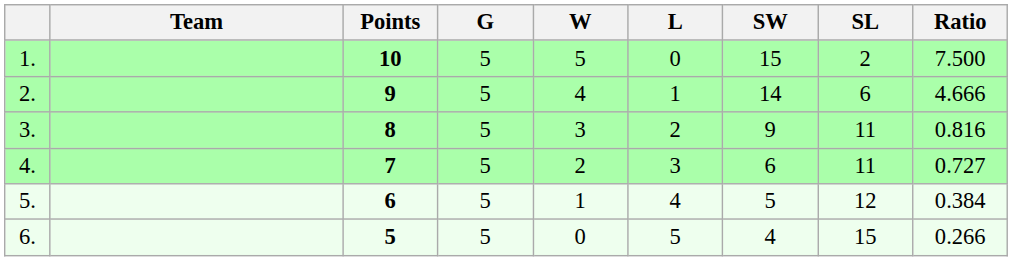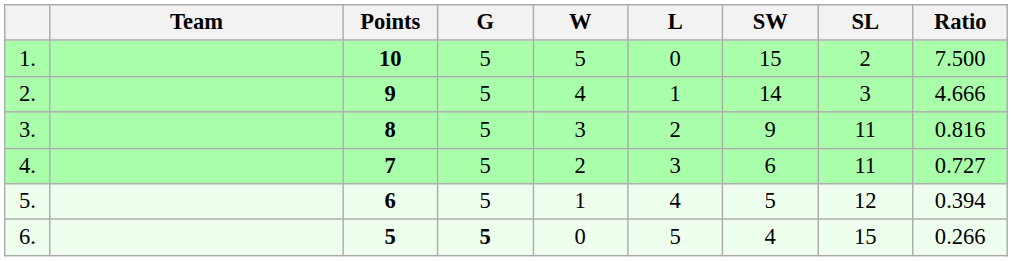(865, 93) 6 -> (865, 93) 3
(960, 201) 0.384 -> (960, 201) 0.394
(485, 237) normal -> (485, 237) bold
